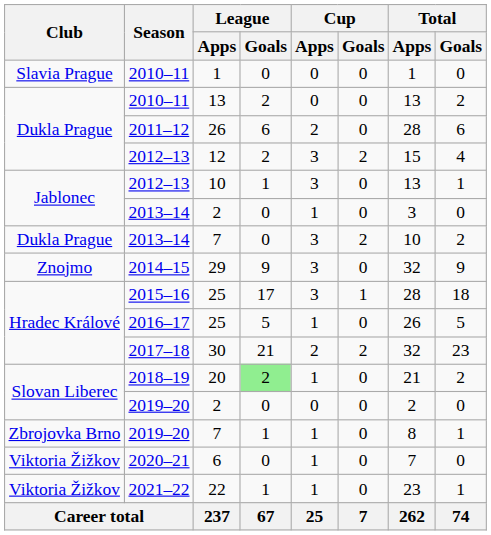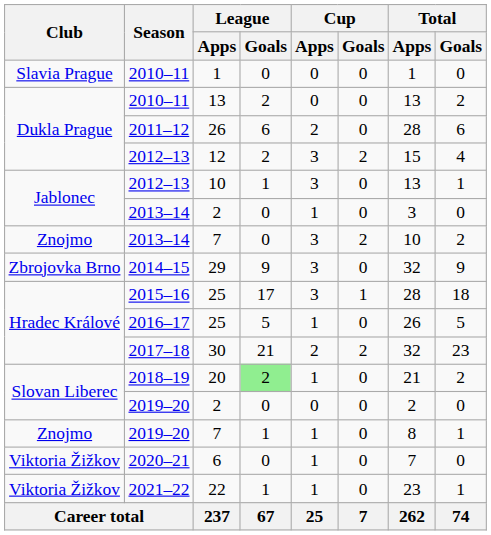(65, 239) Dukla Prague -> (65, 239) Znojmo
(65, 267) Znojmo -> (65, 267) Zbrojovka Brno
(65, 433) Zbrojovka Brno -> (65, 433) Znojmo
